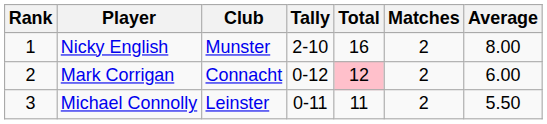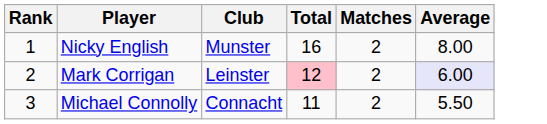- column: (310, 18)
(244, 75) Connacht -> (237, 75) Leinster
(503, 75) no background -> (455, 75) lavender background
(237, 103) Leinster -> (244, 103) Connacht
